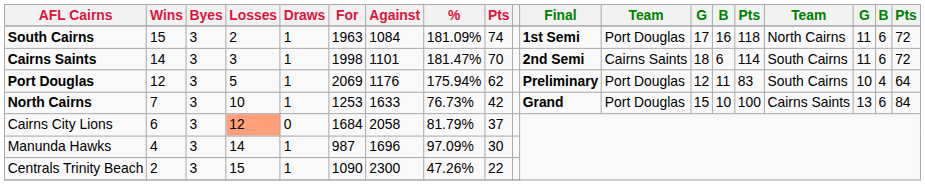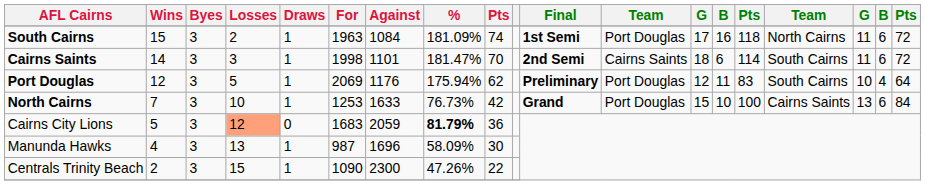(154, 124) 6 -> (154, 124) 5
(347, 124) 1684 -> (347, 124) 1683
(385, 124) 2058 -> (385, 124) 2059
(450, 124) normal -> (450, 124) bold
(496, 124) 37 -> (496, 124) 36
(237, 146) 14 -> (237, 146) 13
(450, 146) 97.09% -> (450, 146) 58.09%
